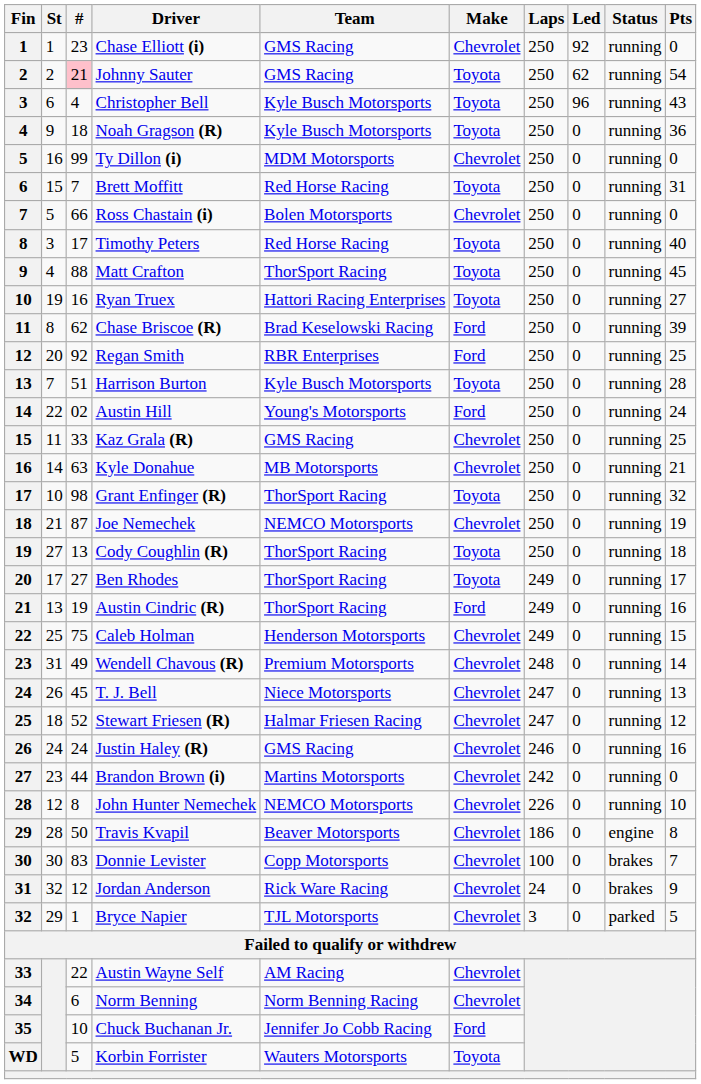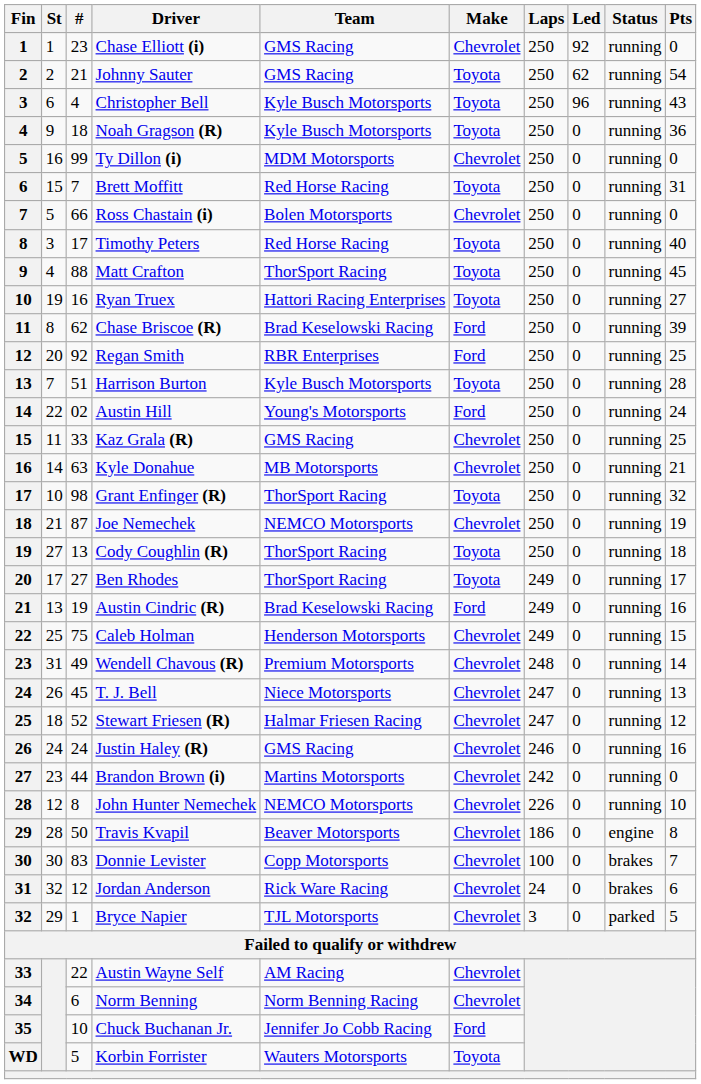(79, 74) pink background -> (79, 74) no background
(325, 608) ThorSport Racing -> (349, 608) Brad Keselowski Racing
(674, 888) 9 -> (674, 888) 6
